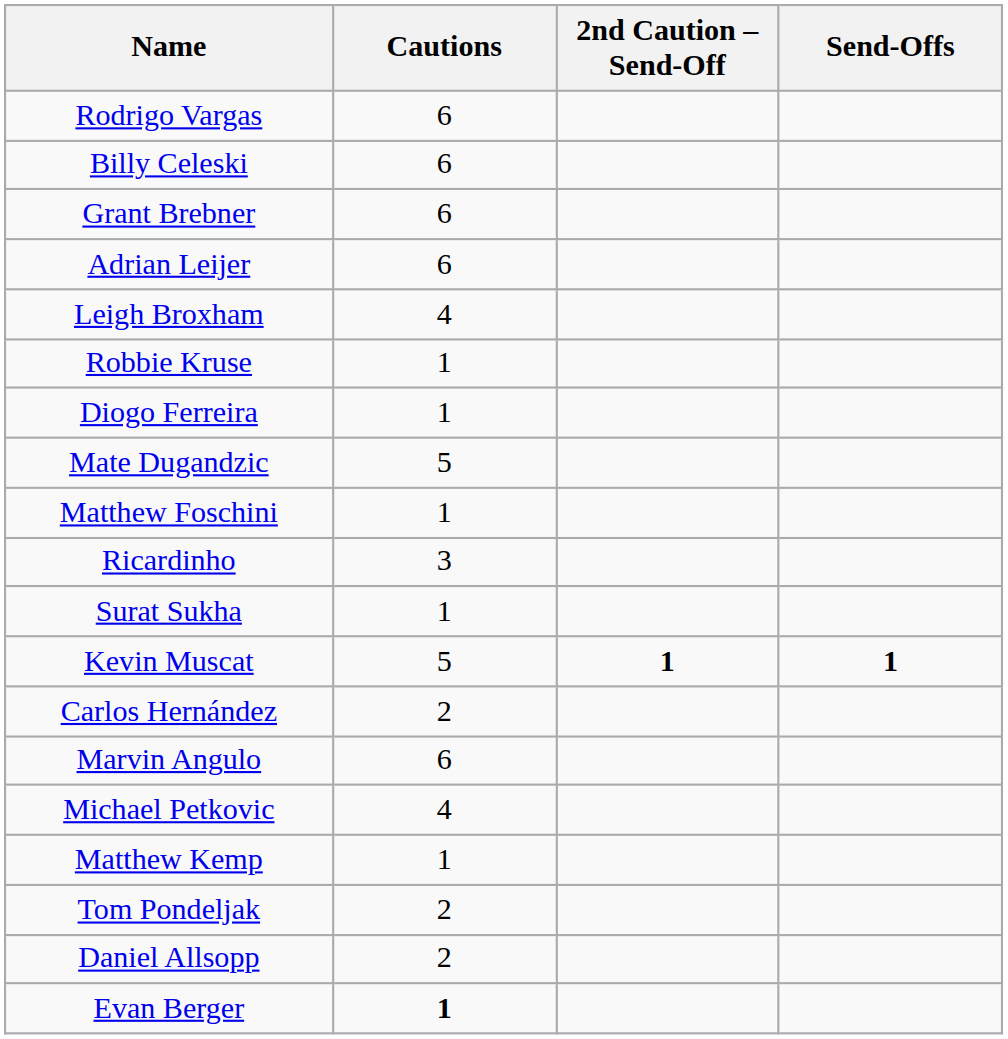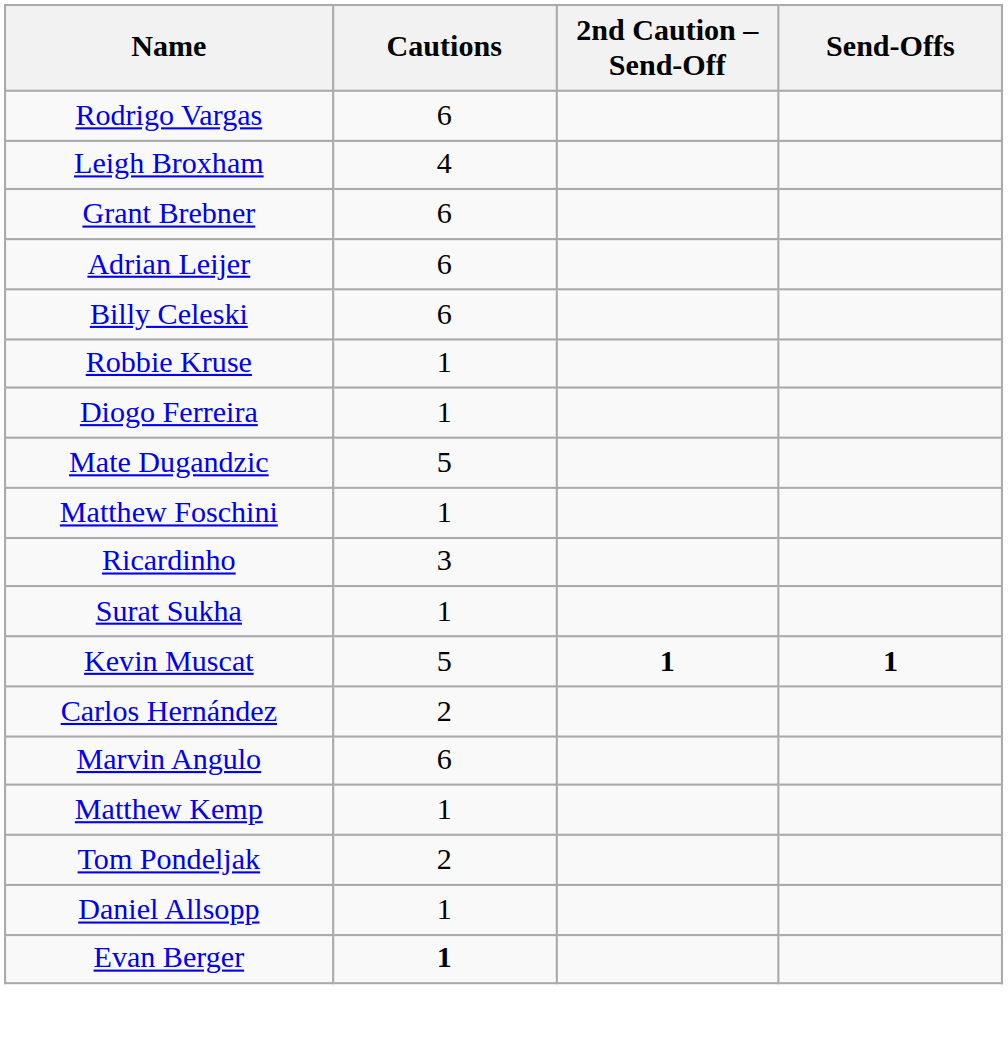rows swapped: (169, 164) <-> (169, 313)
- row: (169, 809)
(444, 958) 2 -> (444, 909) 1
